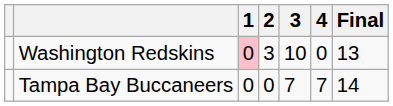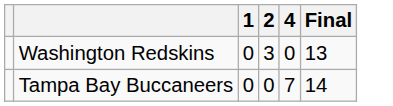- column: (295, 20)
(248, 52) pink background -> (248, 52) no background
